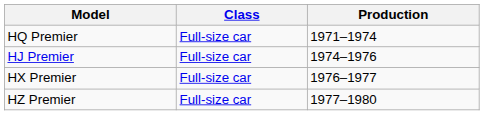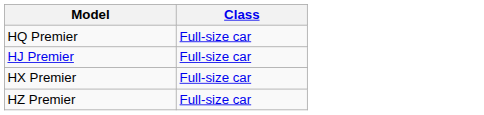- column: (393, 15)
